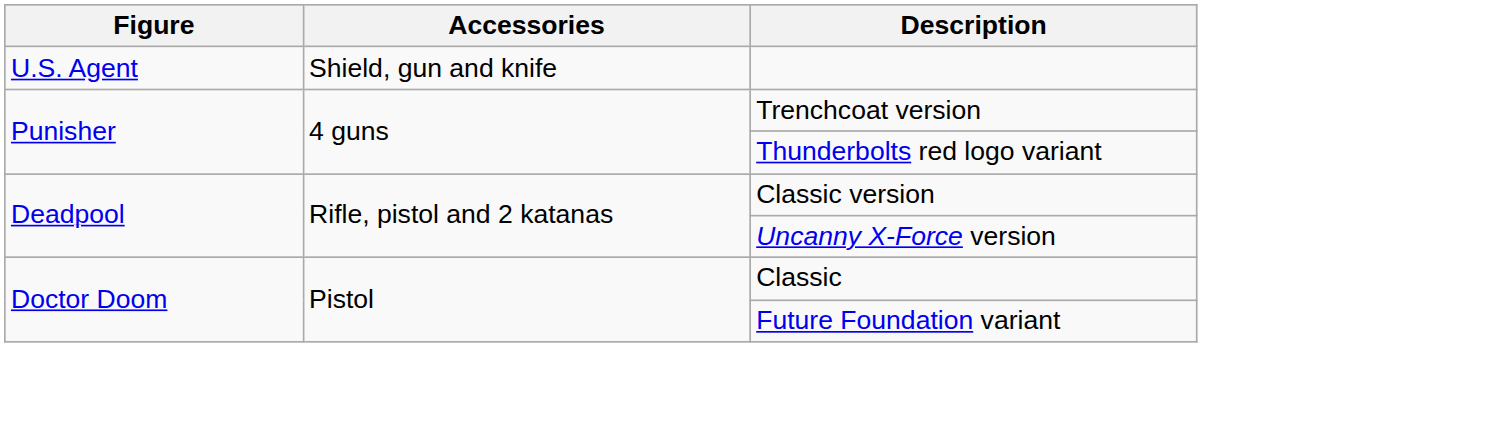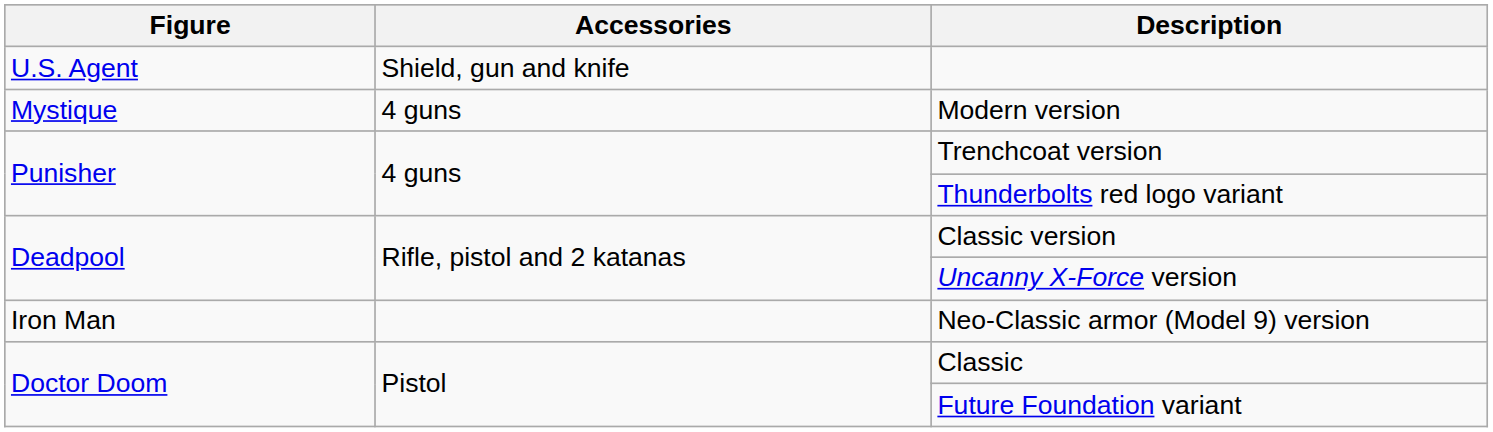+ row: (1029, 109)
+ row: (1154, 320)
